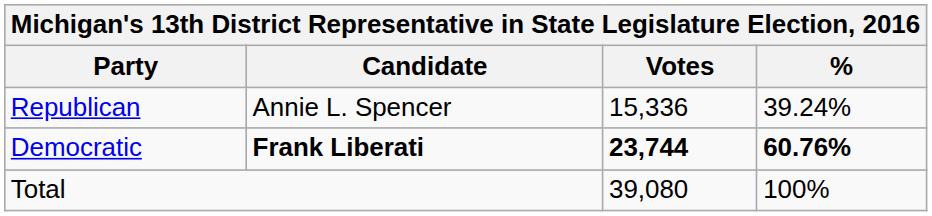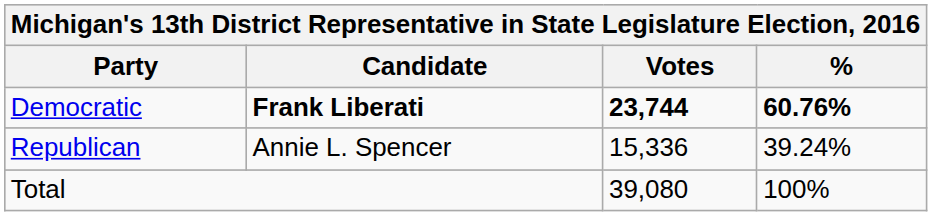rows swapped: (76, 148) <-> (76, 107)
